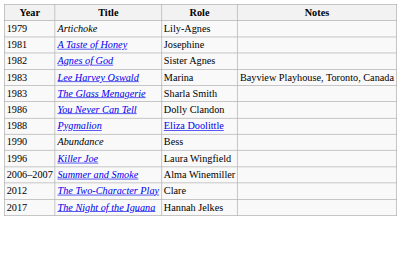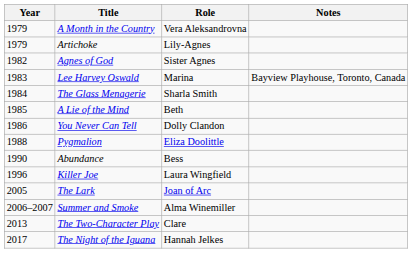+ row: (106, 28)
- row: (92, 45)
(17, 93) 1983 -> (17, 93) 1984
+ row: (93, 110)
+ row: (76, 191)
(17, 191) 2012 -> (17, 223) 2013
